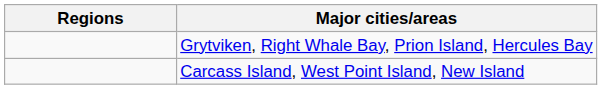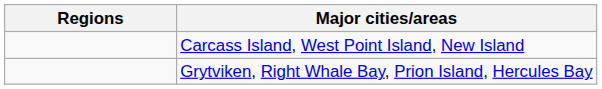rows swapped: (352, 72) <-> (386, 45)
